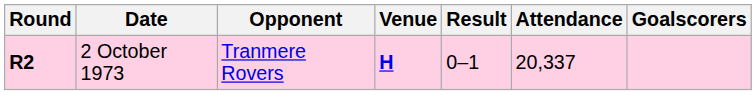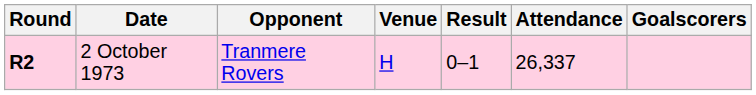(386, 62) bold -> (386, 62) normal
(546, 62) 20,337 -> (546, 62) 26,337
